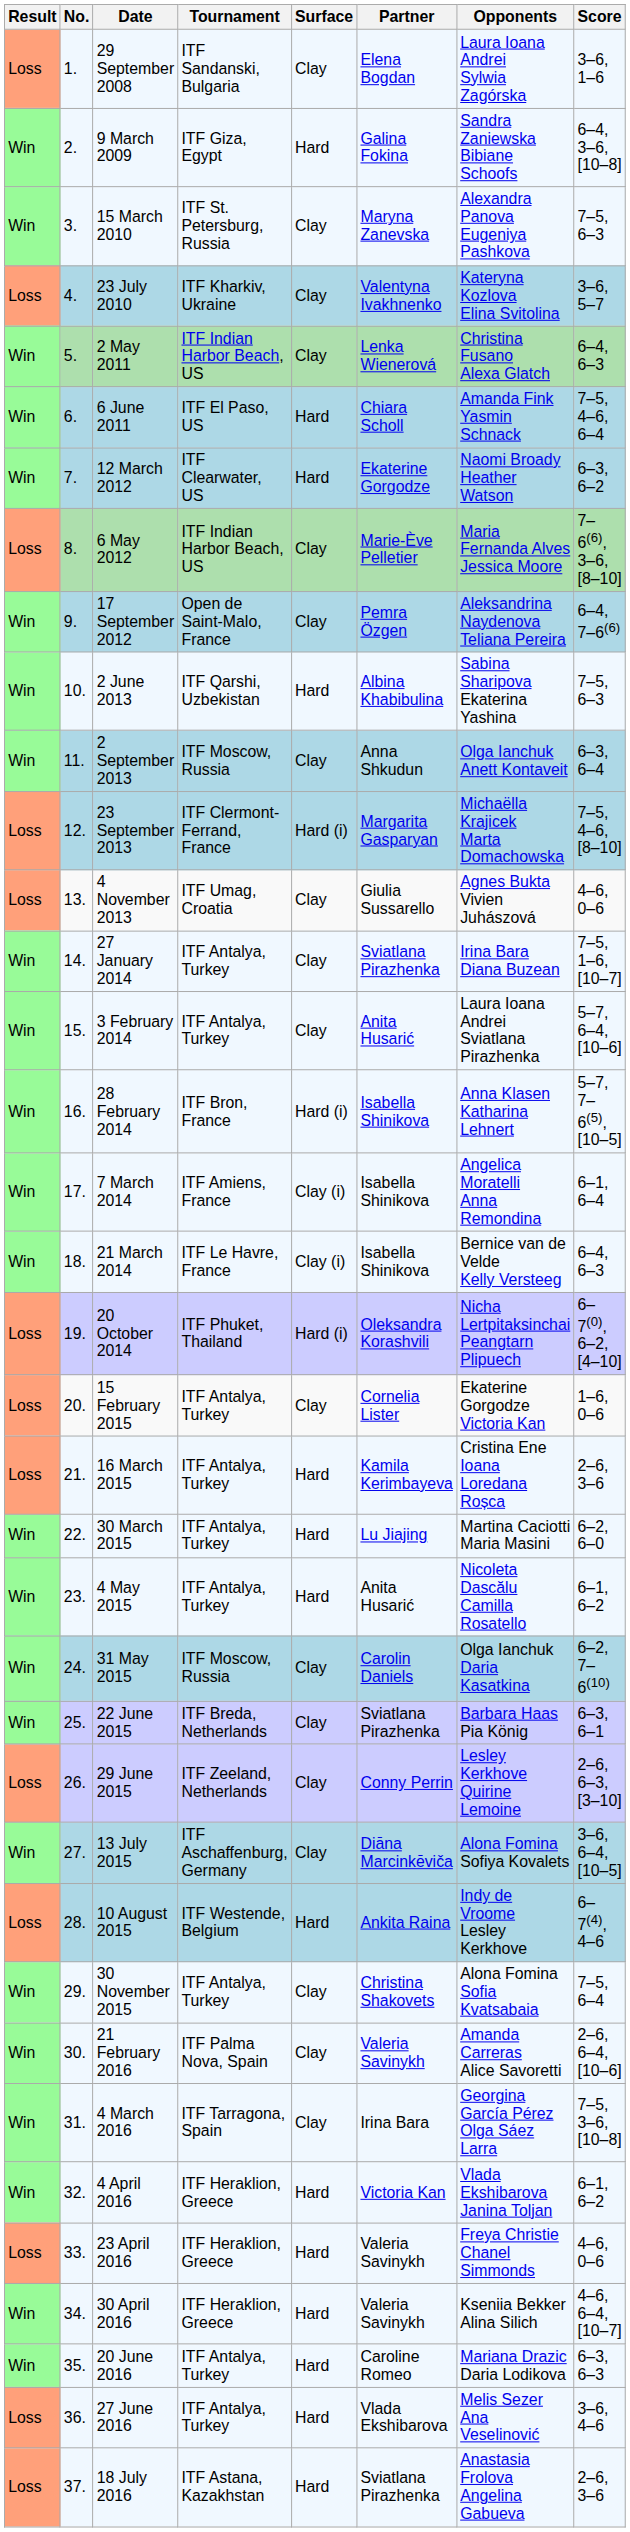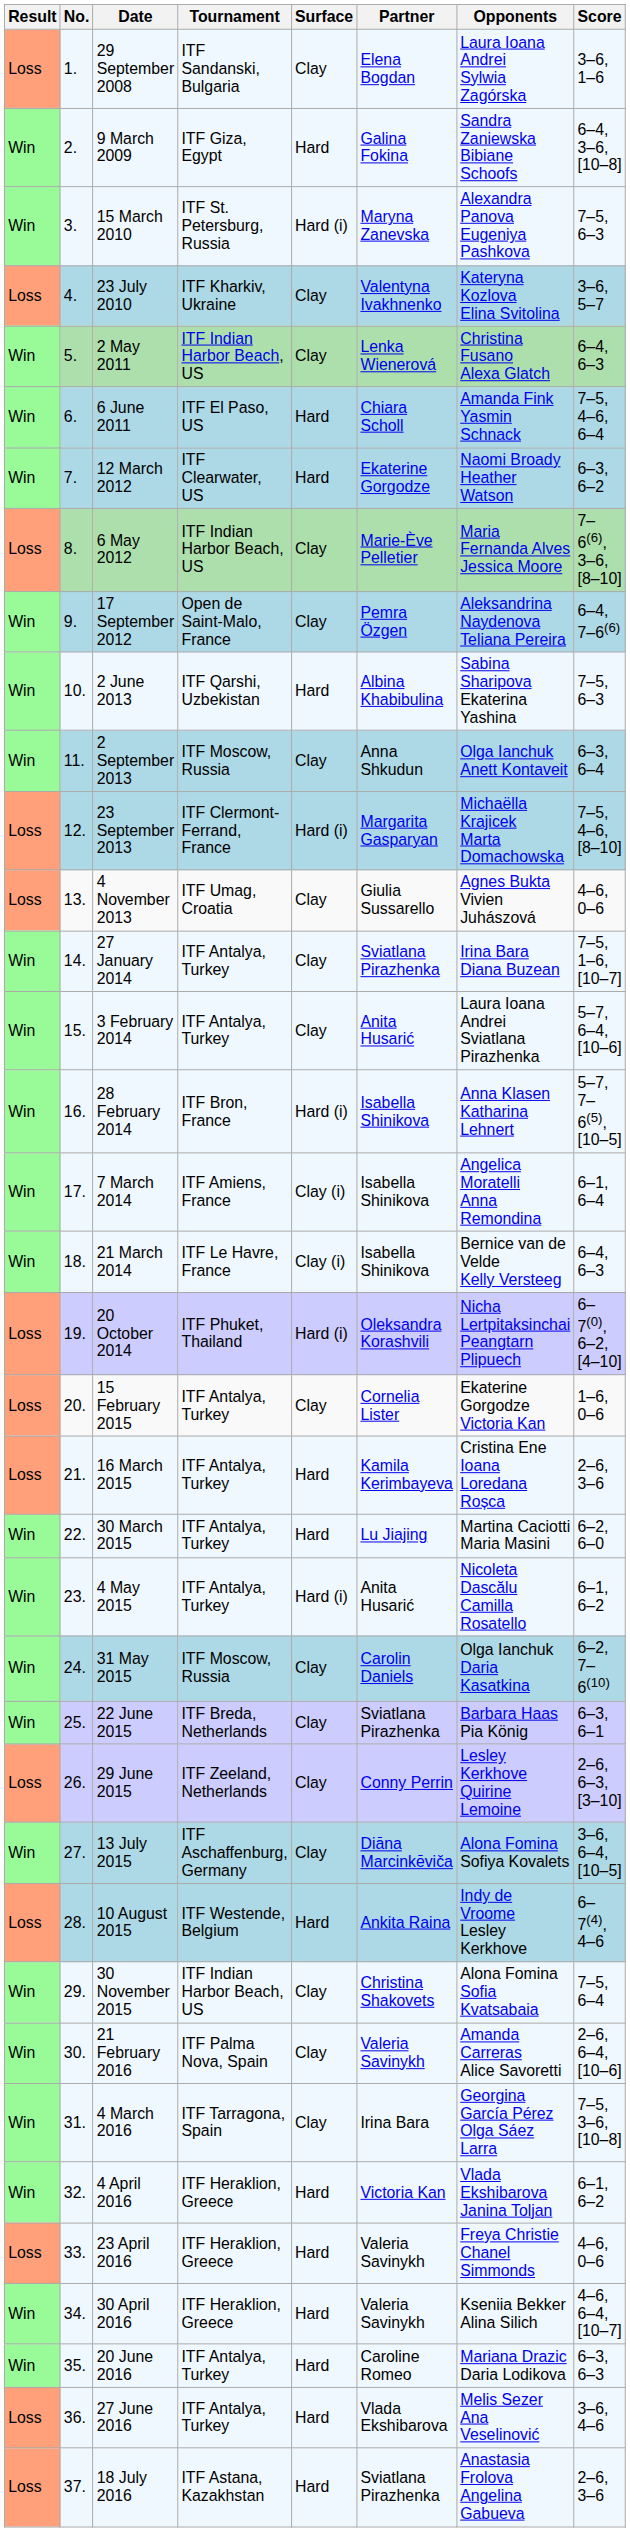(311, 226) Clay -> (321, 226) Hard (i)
(312, 1596) Hard -> (321, 1596) Hard (i)
(224, 1992) ITF Antalya, Turkey -> (233, 1992) ITF Indian Harbor Beach, US
